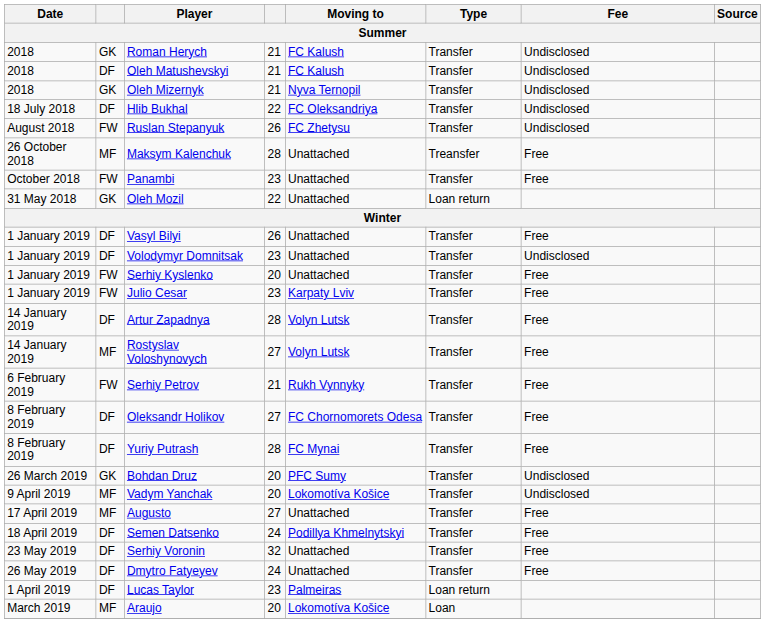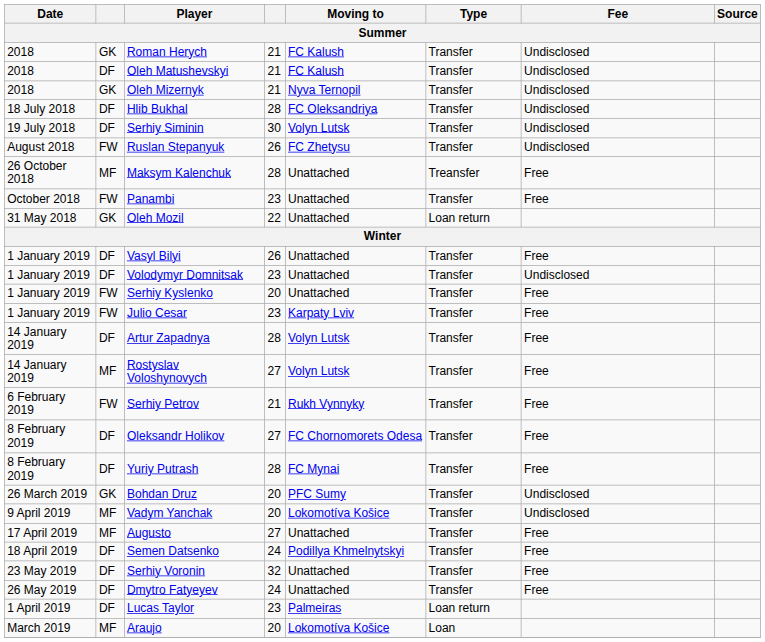(274, 109) 22 -> (274, 109) 28
+ row: (165, 128)
